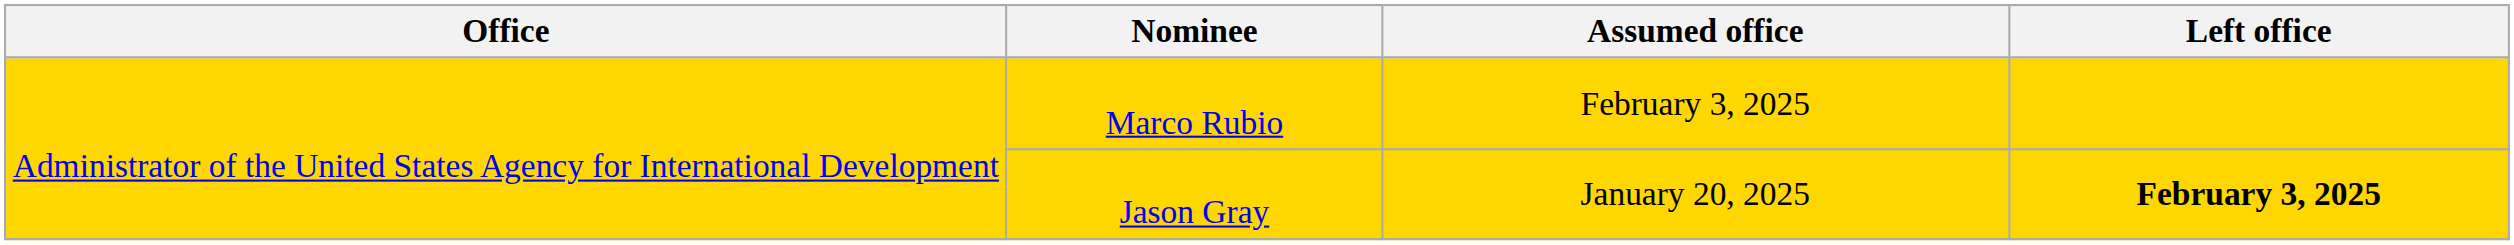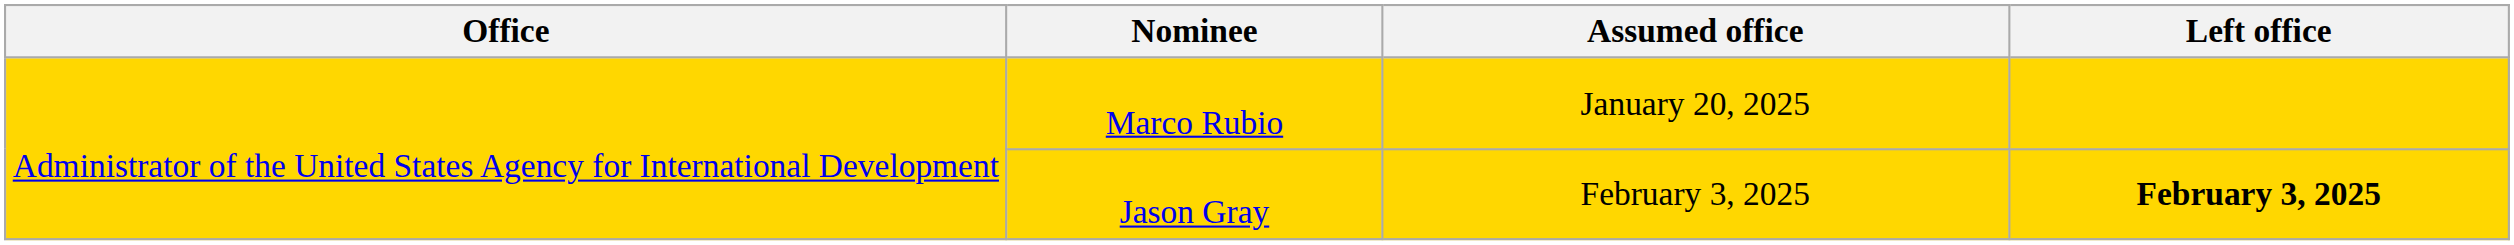(1695, 102) February 3, 2025 -> (1695, 102) January 20, 2025
(1695, 193) January 20, 2025 -> (1695, 193) February 3, 2025
